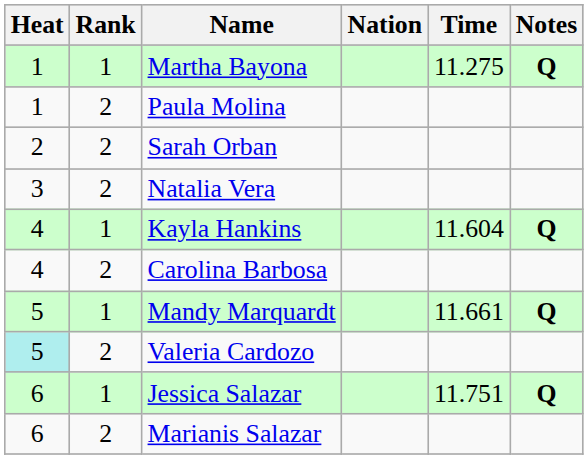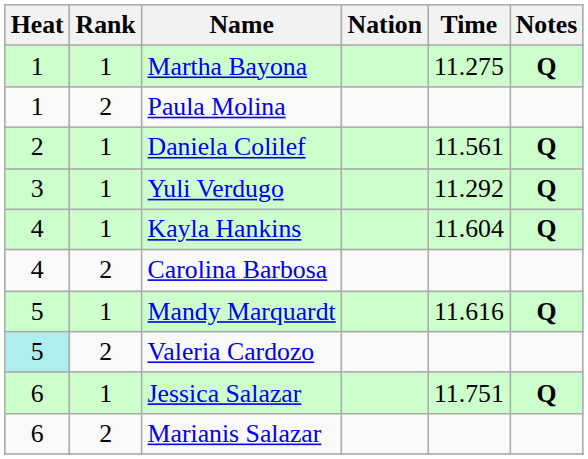+ row: (227, 147)
- row: (212, 147)
+ row: (216, 188)
- row: (211, 188)
(469, 310) 11.661 -> (469, 310) 11.616
